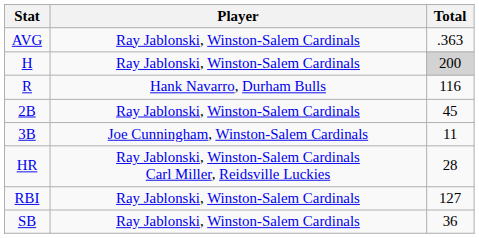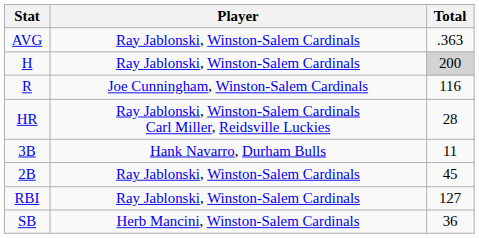(238, 87) Hank Navarro, Durham Bulls -> (238, 87) Joe Cunningham, Winston-Salem Cardinals
rows swapped: (27, 110) <-> (27, 166)
(238, 134) Joe Cunningham, Winston-Salem Cardinals -> (238, 151) Hank Navarro, Durham Bulls
(238, 221) Ray Jablonski, Winston-Salem Cardinals -> (238, 221) Herb Mancini, Winston-Salem Cardinals
